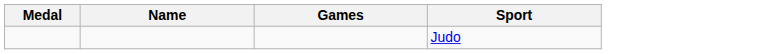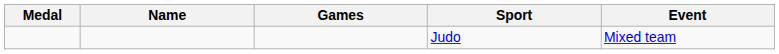+ column: (688, 15)
